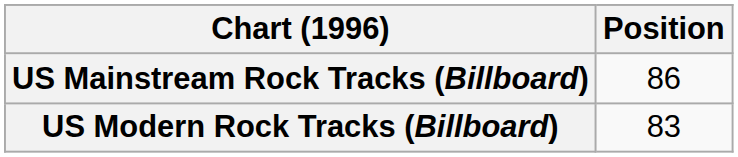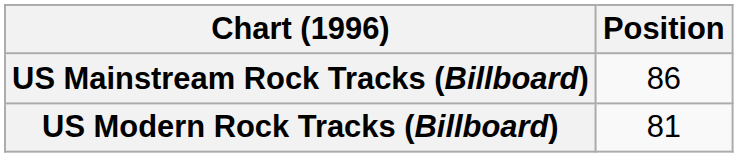(664, 126) 83 -> (664, 126) 81
